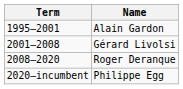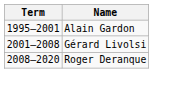- row: (129, 76)
